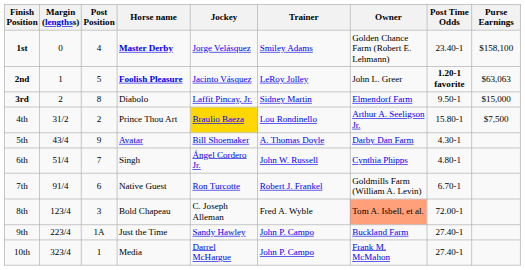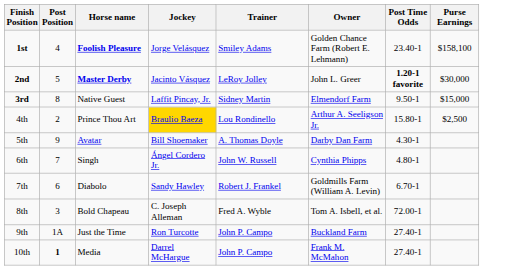- column: (61, 17)
(146, 48) Master Derby -> (109, 48) Foolish Pleasure
(151, 79) Foolish Pleasure -> (104, 79) Master Derby
(496, 79) $63,063 -> (455, 79) $30,000
(134, 100) Diabolo -> (101, 100) Native Guest
(496, 120) $7,500 -> (455, 120) $2,500
(143, 186) Native Guest -> (92, 186) Diabolo
(216, 186) Ron Turcotte -> (178, 186) Sandy Hawley
(388, 212) lightsalmon background -> (346, 212) no background
(219, 232) Sandy Hawley -> (175, 232) Ron Turcotte
(99, 253) normal -> (58, 253) bold
